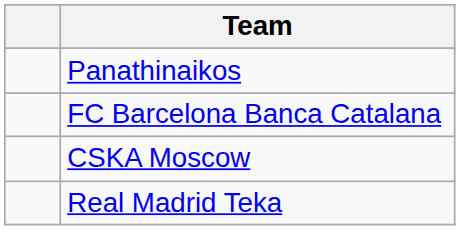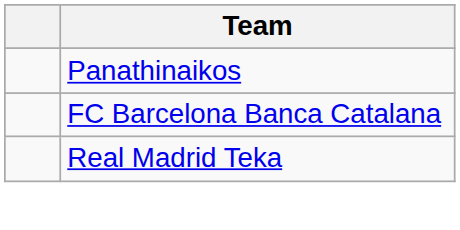- row: (159, 158)
